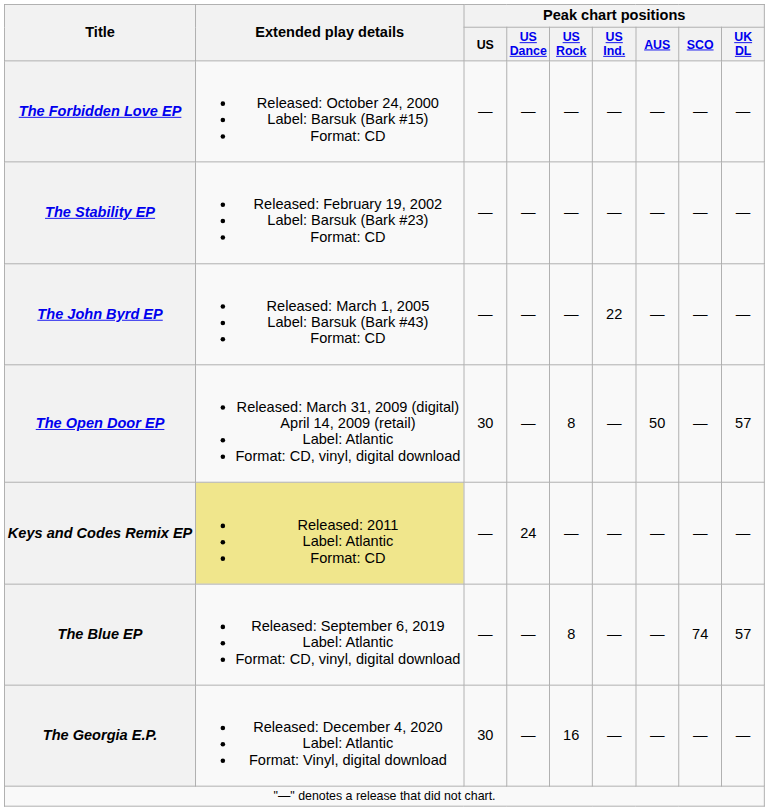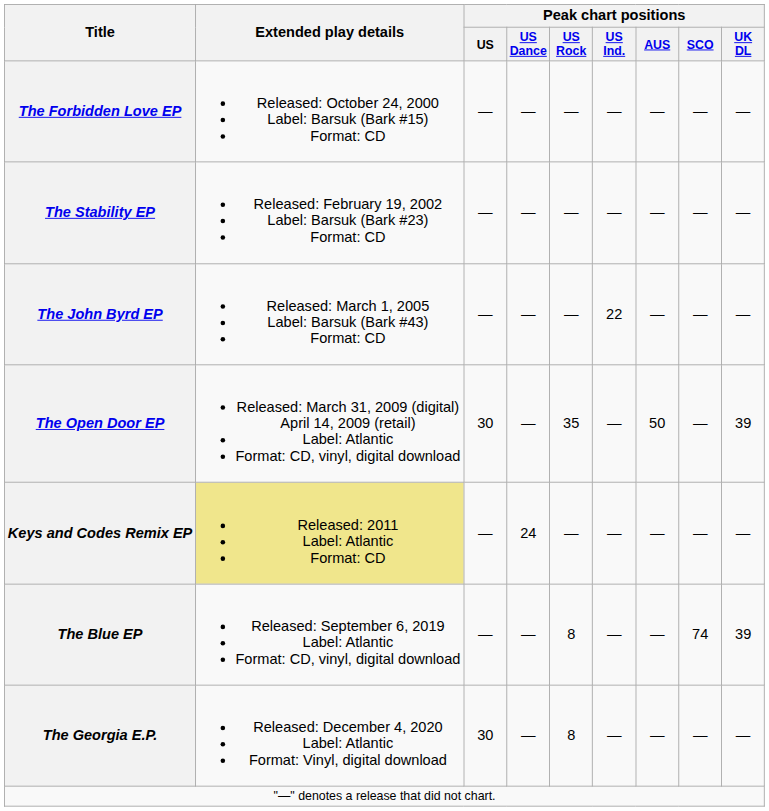(571, 423) 8 -> (571, 423) 35
(743, 423) 57 -> (743, 423) 39
(743, 634) 57 -> (743, 634) 39
(571, 735) 16 -> (571, 735) 8
